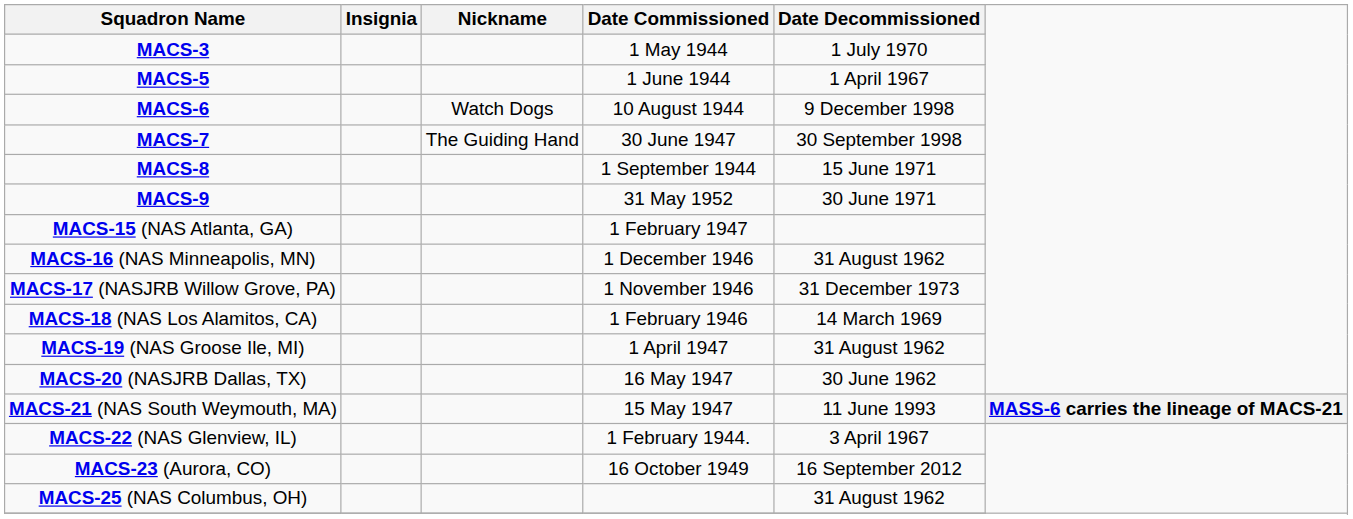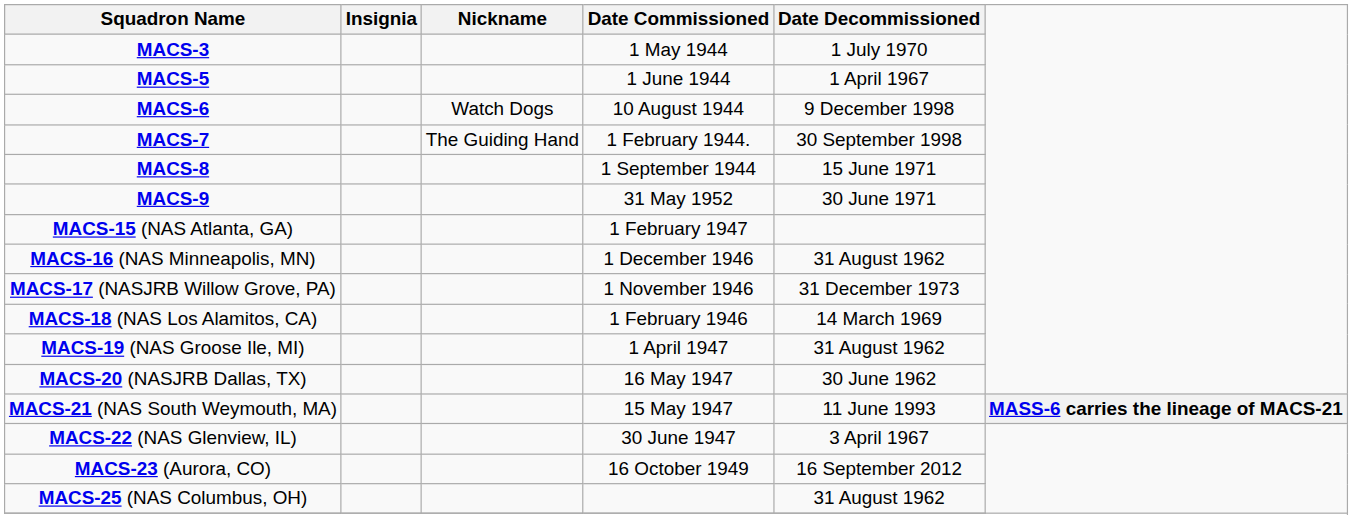(678, 139) 30 June 1947 -> (678, 139) 1 February 1944.
(678, 438) 1 February 1944. -> (678, 438) 30 June 1947
